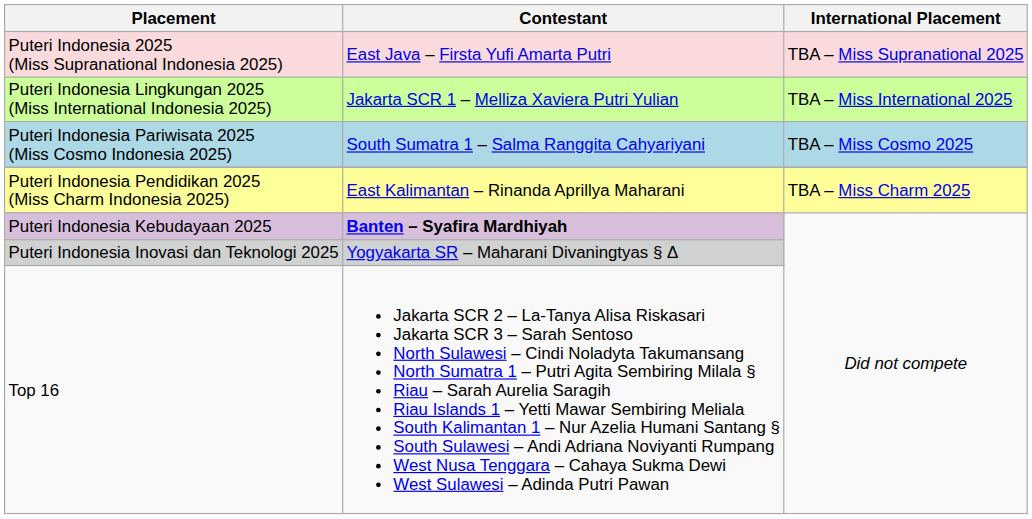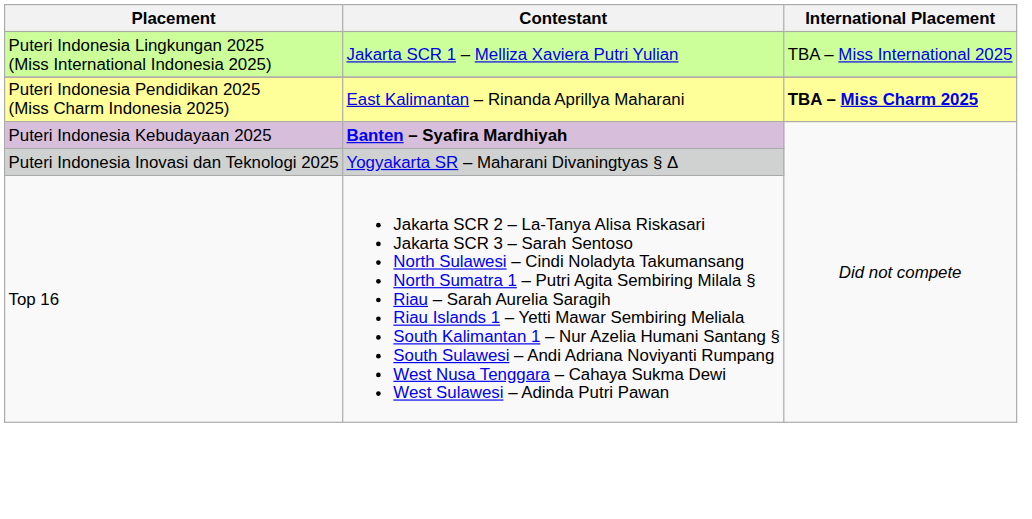- row: (146, 54)
- row: (132, 145)
(879, 190) normal -> (883, 100) bold
